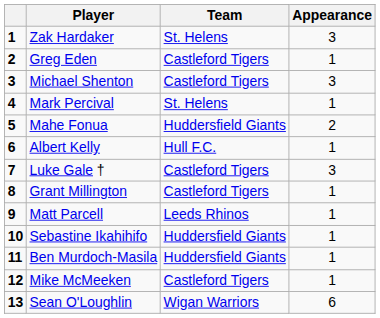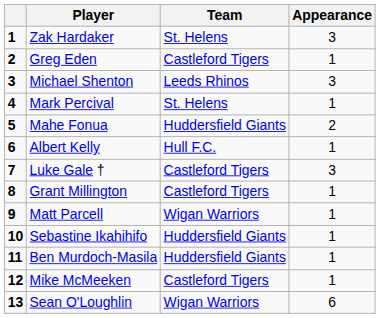(216, 81) Castleford Tigers -> (206, 81) Leeds Rhinos
(206, 214) Leeds Rhinos -> (211, 214) Wigan Warriors
